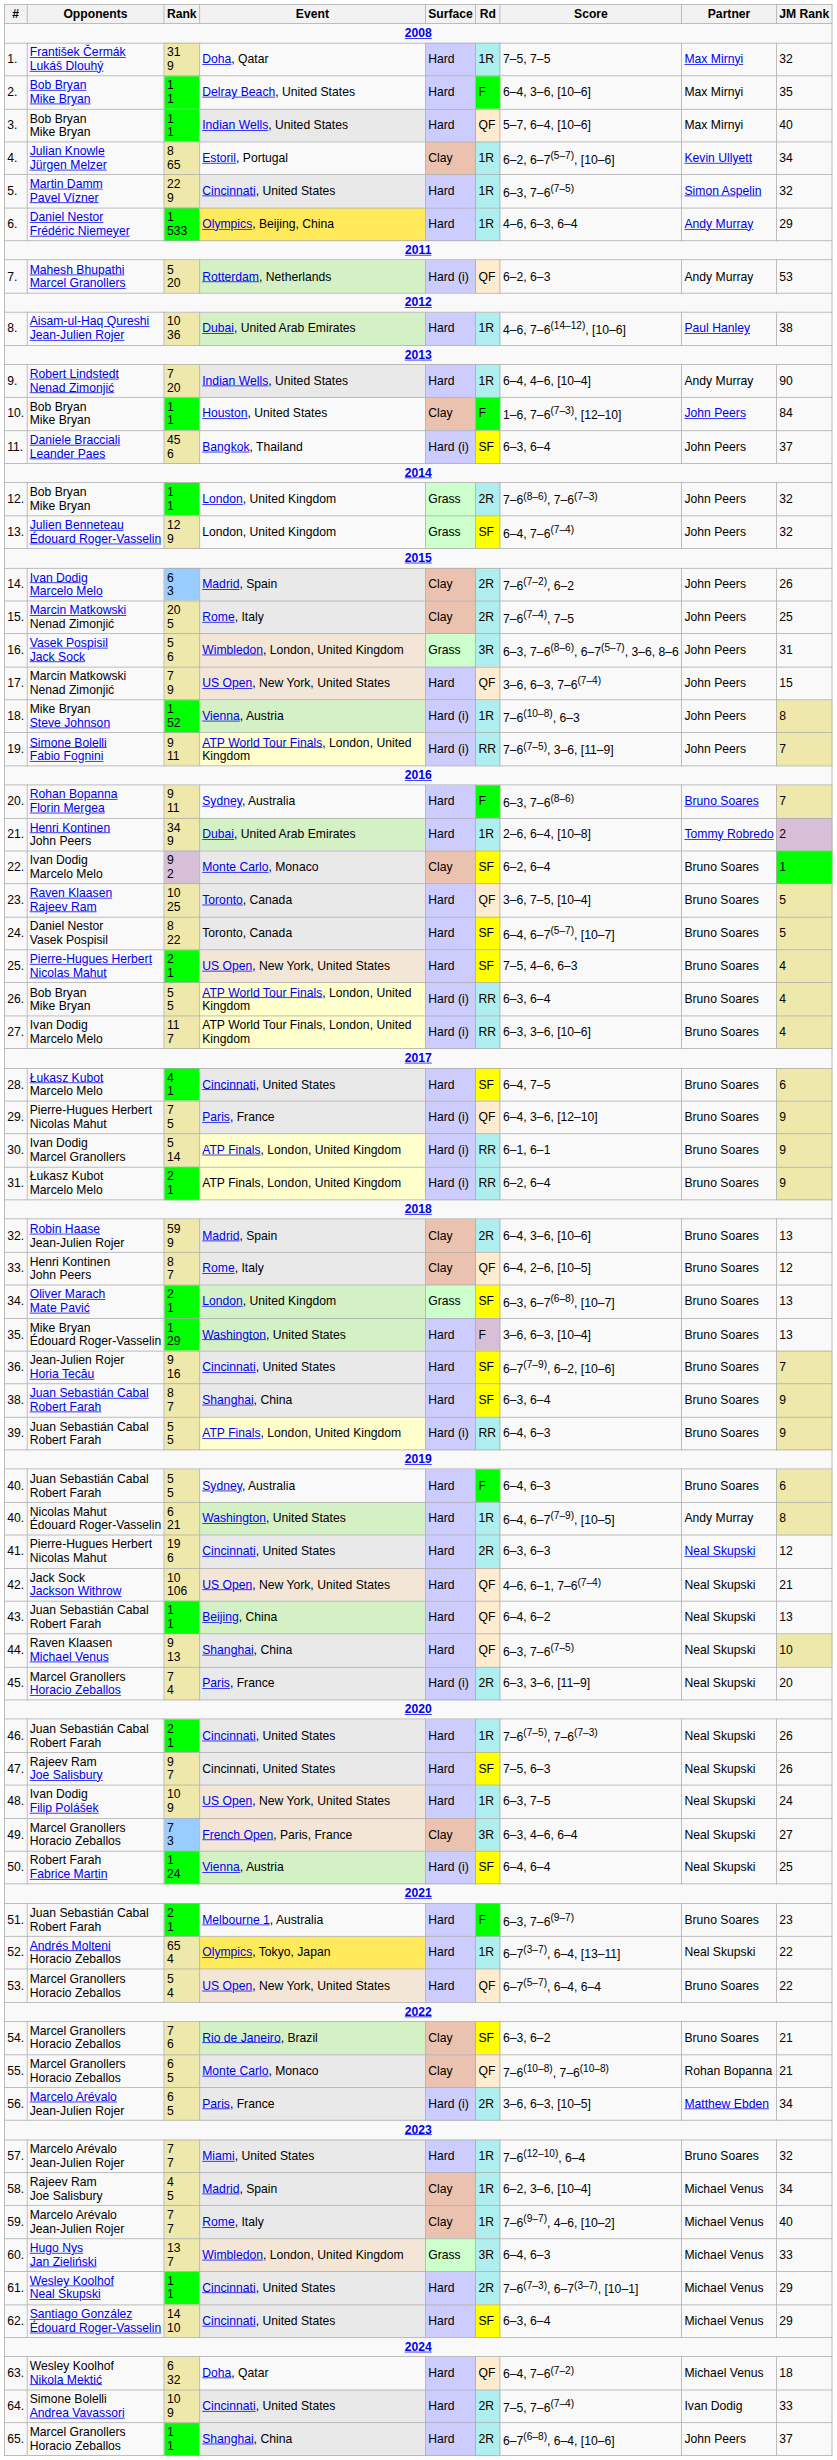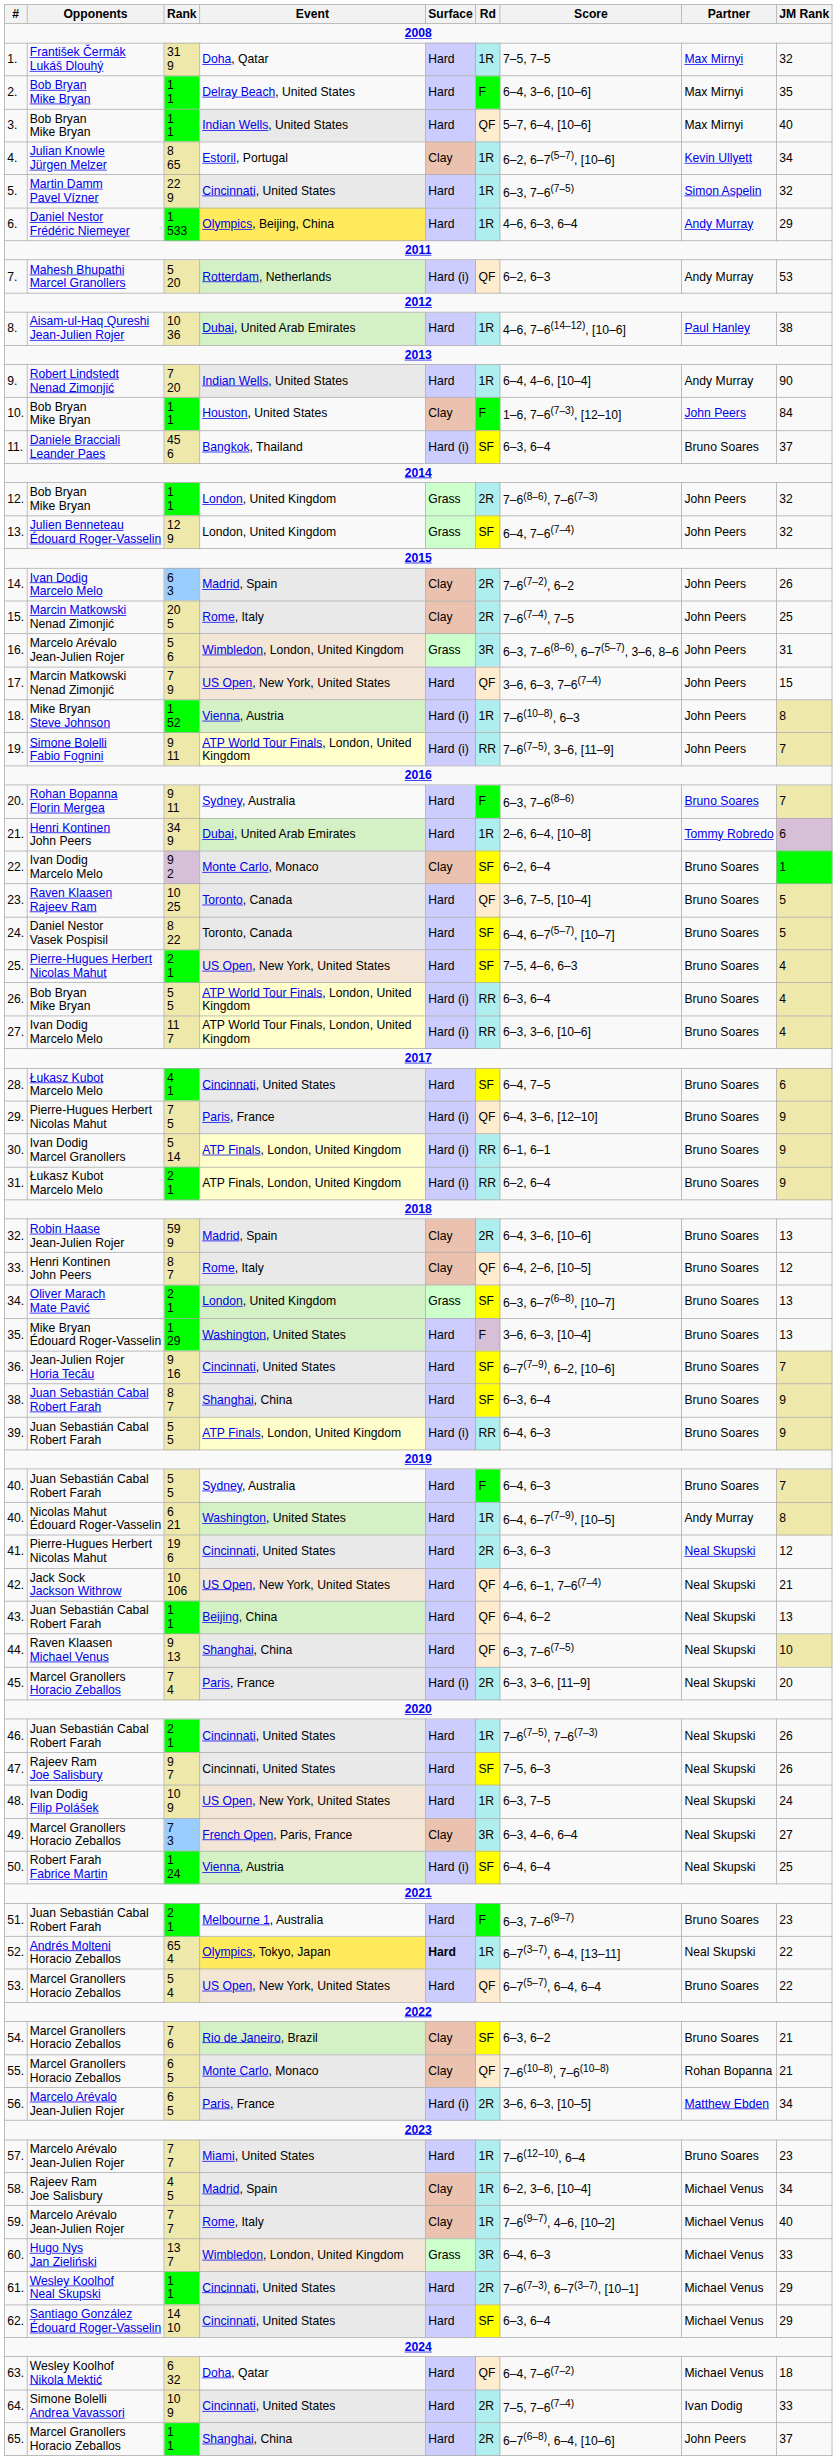(715, 447) John Peers -> (722, 447) Bruno Soares
(69, 650) Vasek Pospisil Jack Sock -> (77, 650) Marcelo Arévalo Jean-Julien Rojer
(783, 834) 2 -> (783, 834) 6
(783, 1485) 6 -> (783, 1485) 7
(441, 1952) normal -> (442, 1952) bold
(786, 2156) 32 -> (786, 2156) 23
